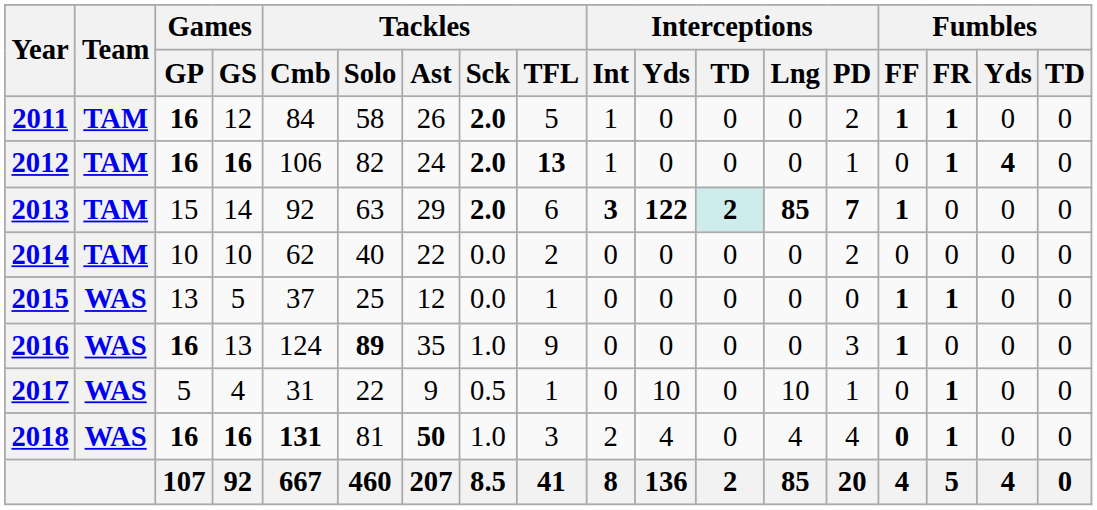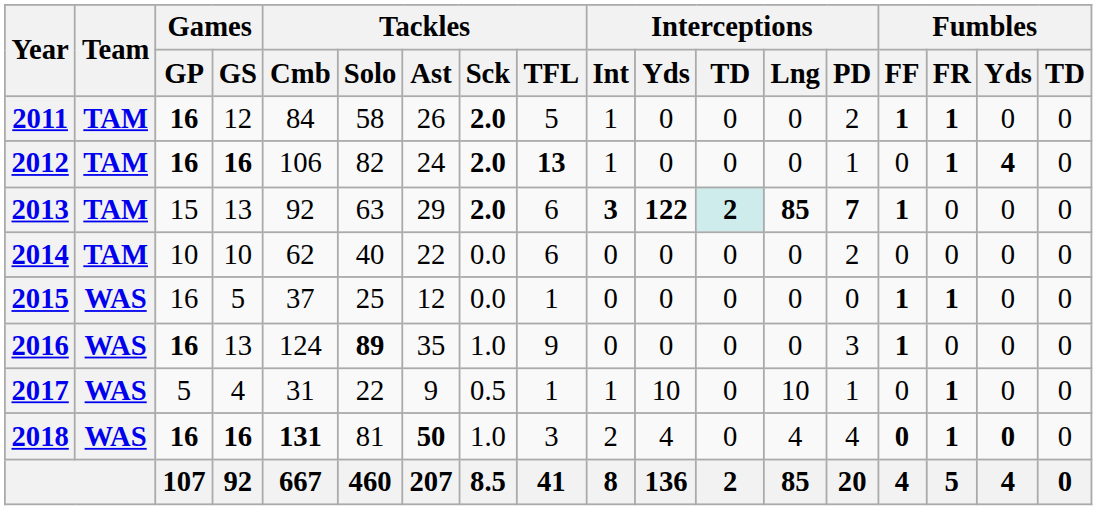(238, 208) 14 -> (238, 208) 13
(551, 254) 2 -> (551, 254) 6
(184, 299) 13 -> (184, 299) 16
(611, 390) 0 -> (611, 390) 1
(1008, 436) normal -> (1008, 436) bold
